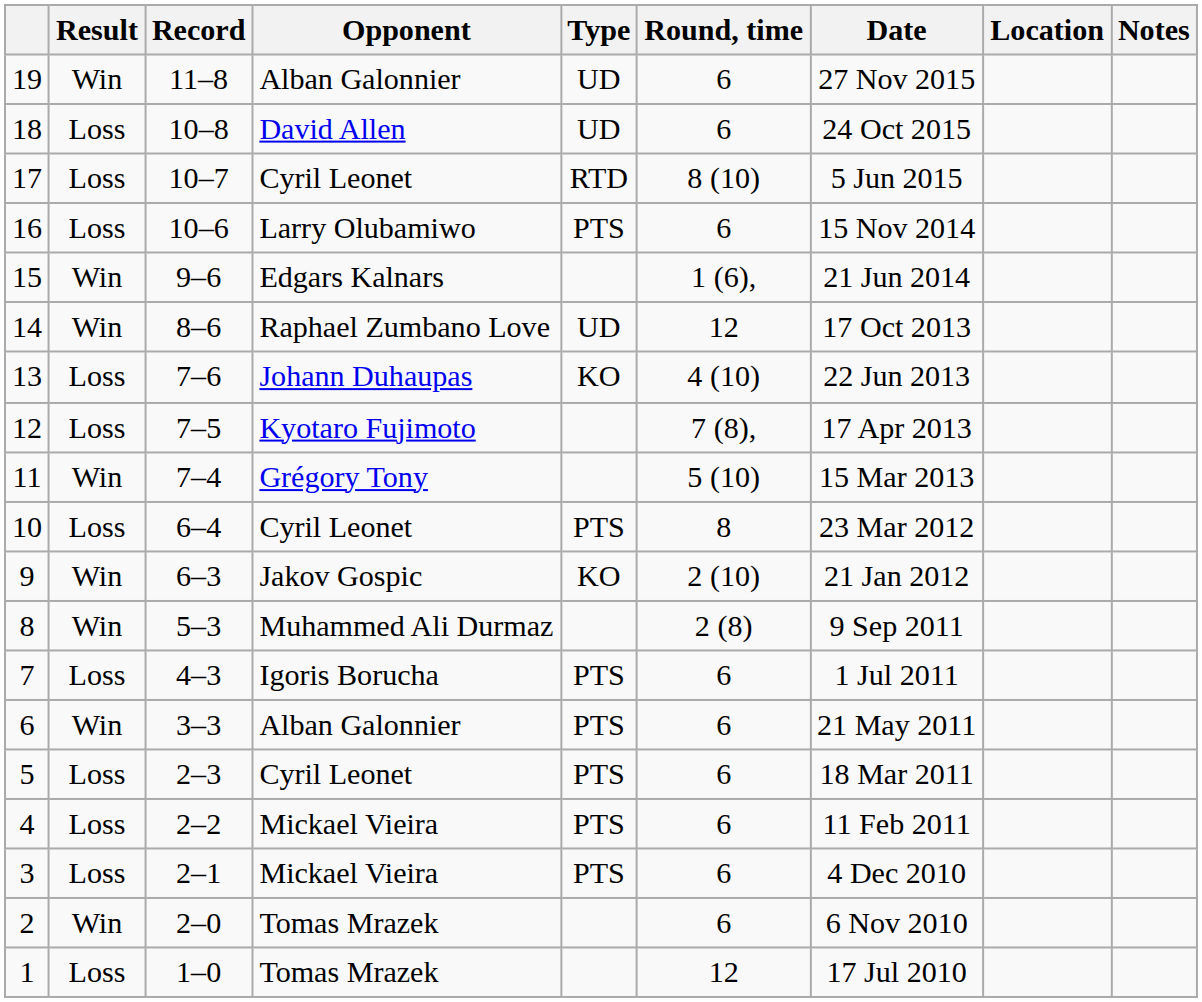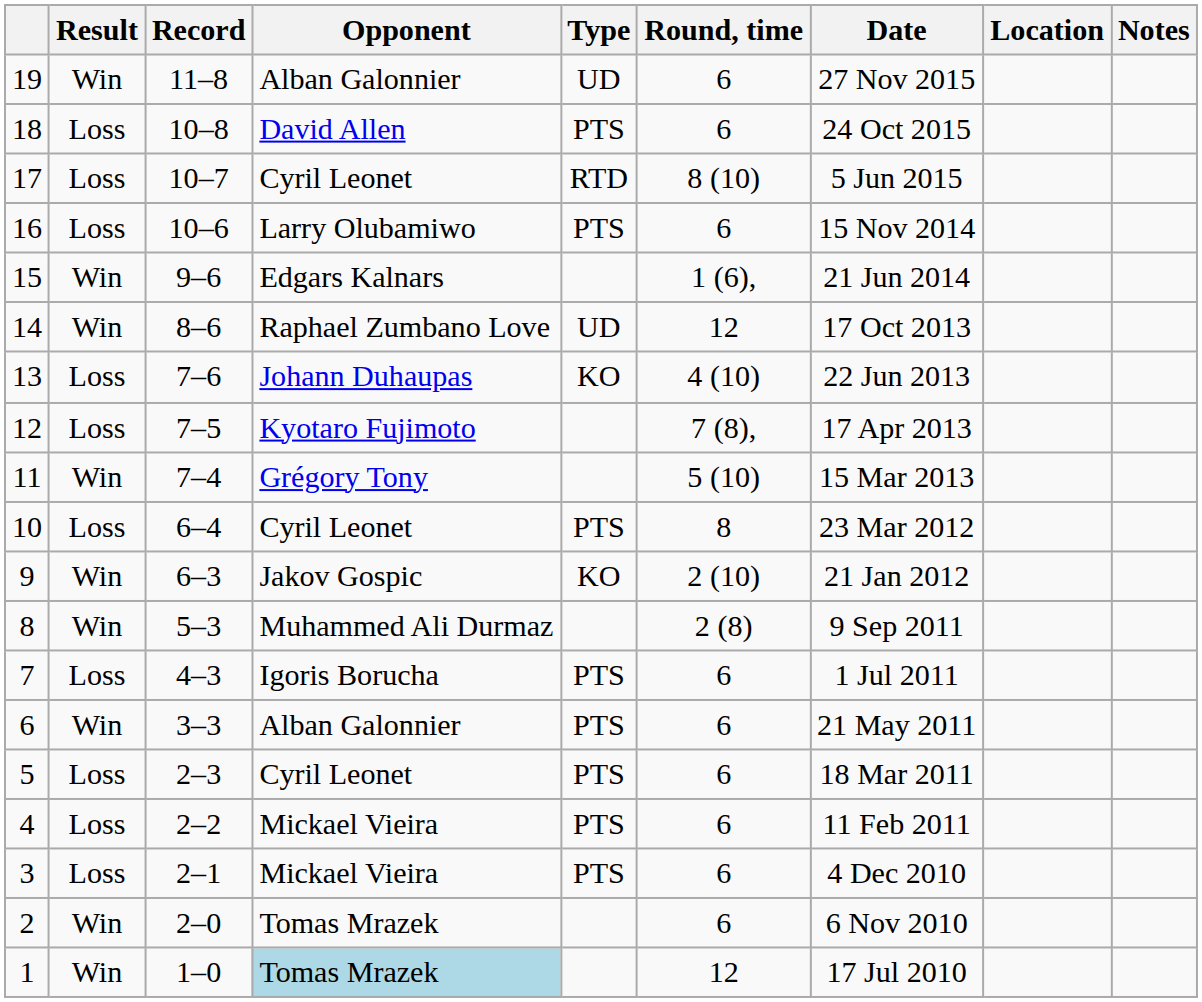(599, 128) UD -> (599, 128) PTS
(97, 972) Loss -> (97, 972) Win
(349, 972) no background -> (349, 972) lightblue background
